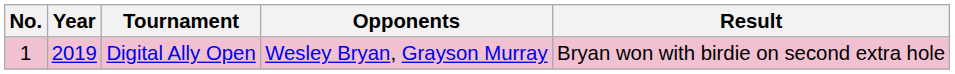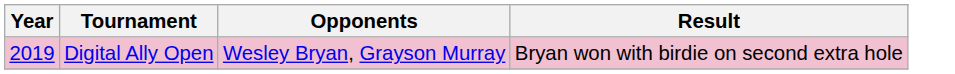- column: (26, 21)
